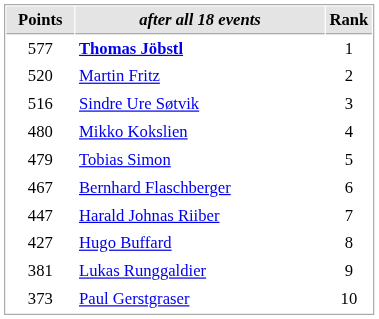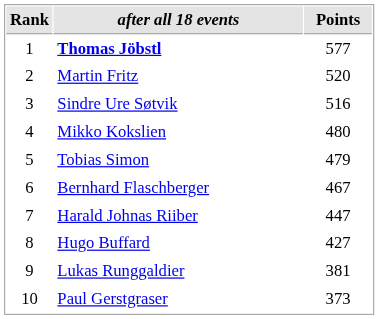columns swapped: (349, 19) <-> (40, 19)
